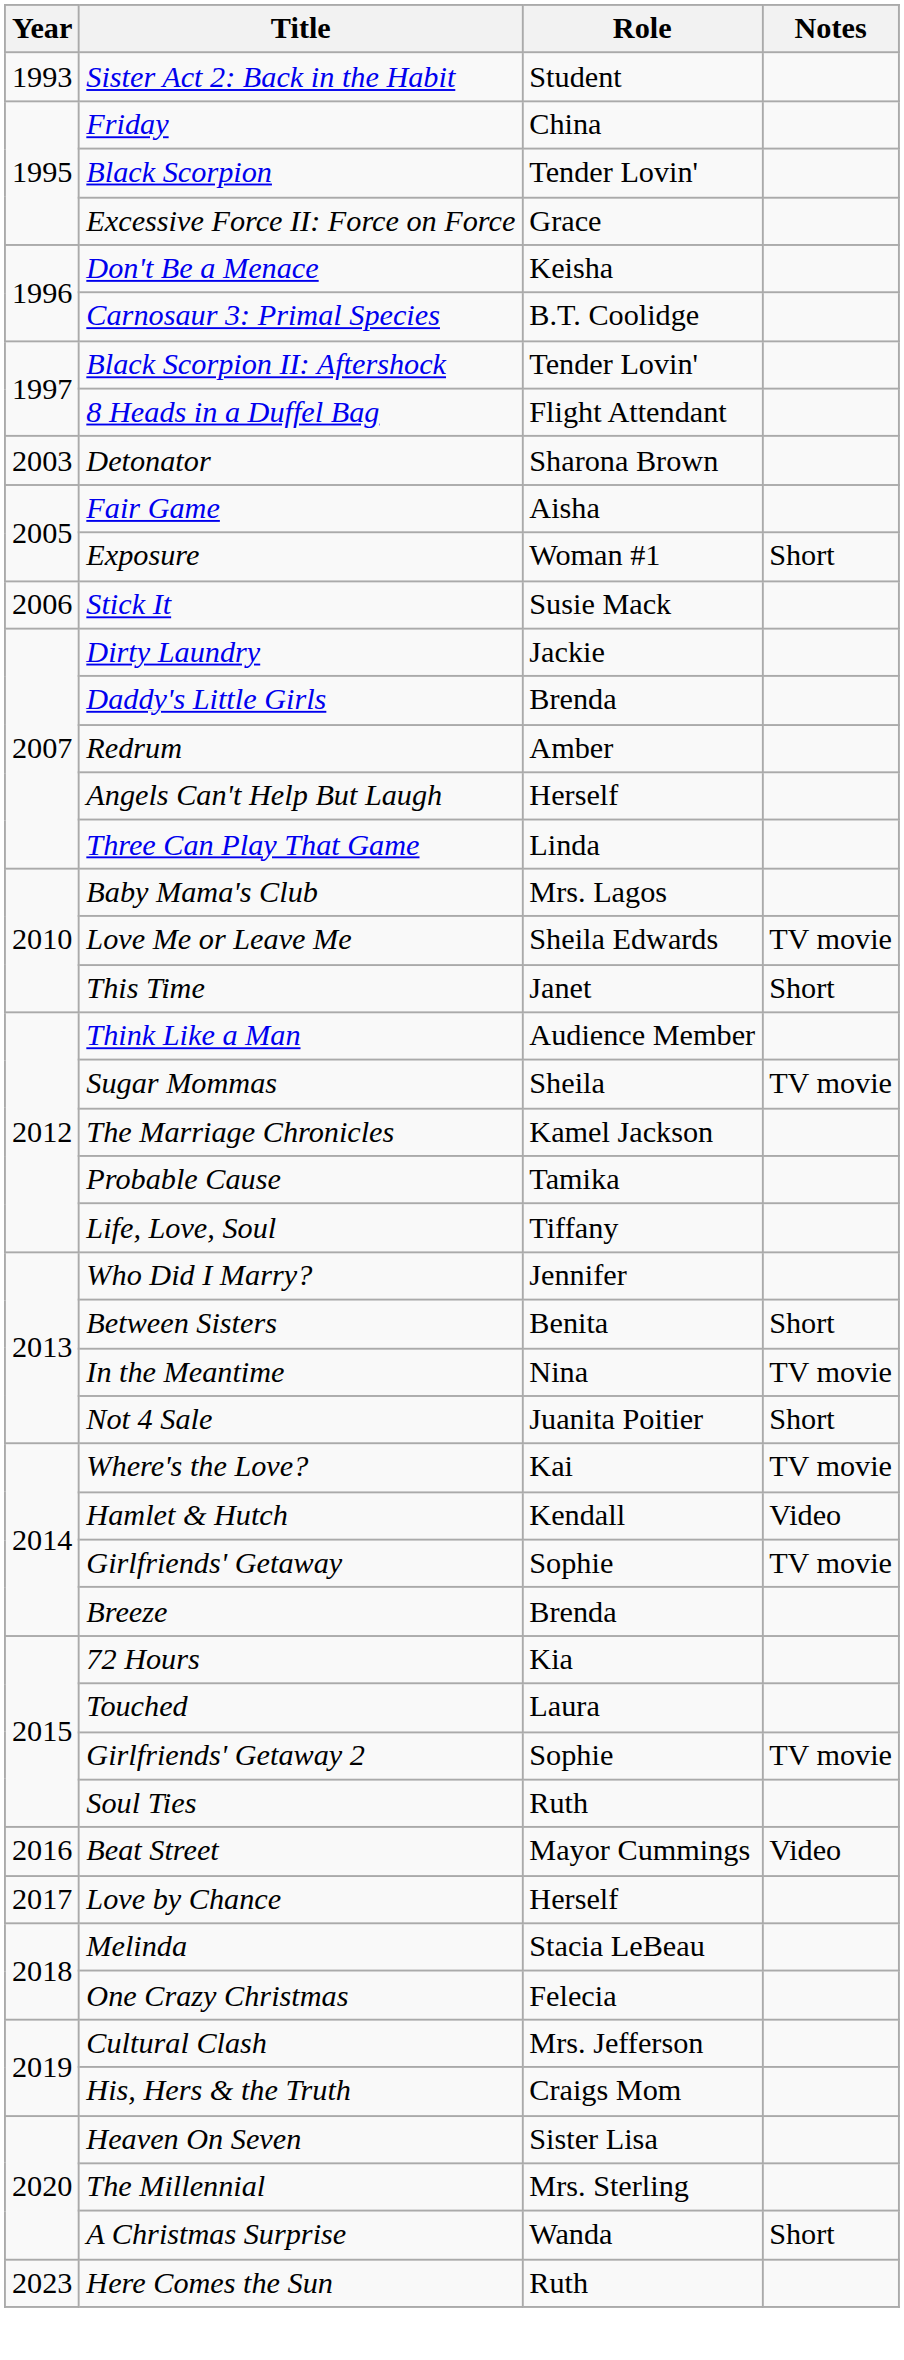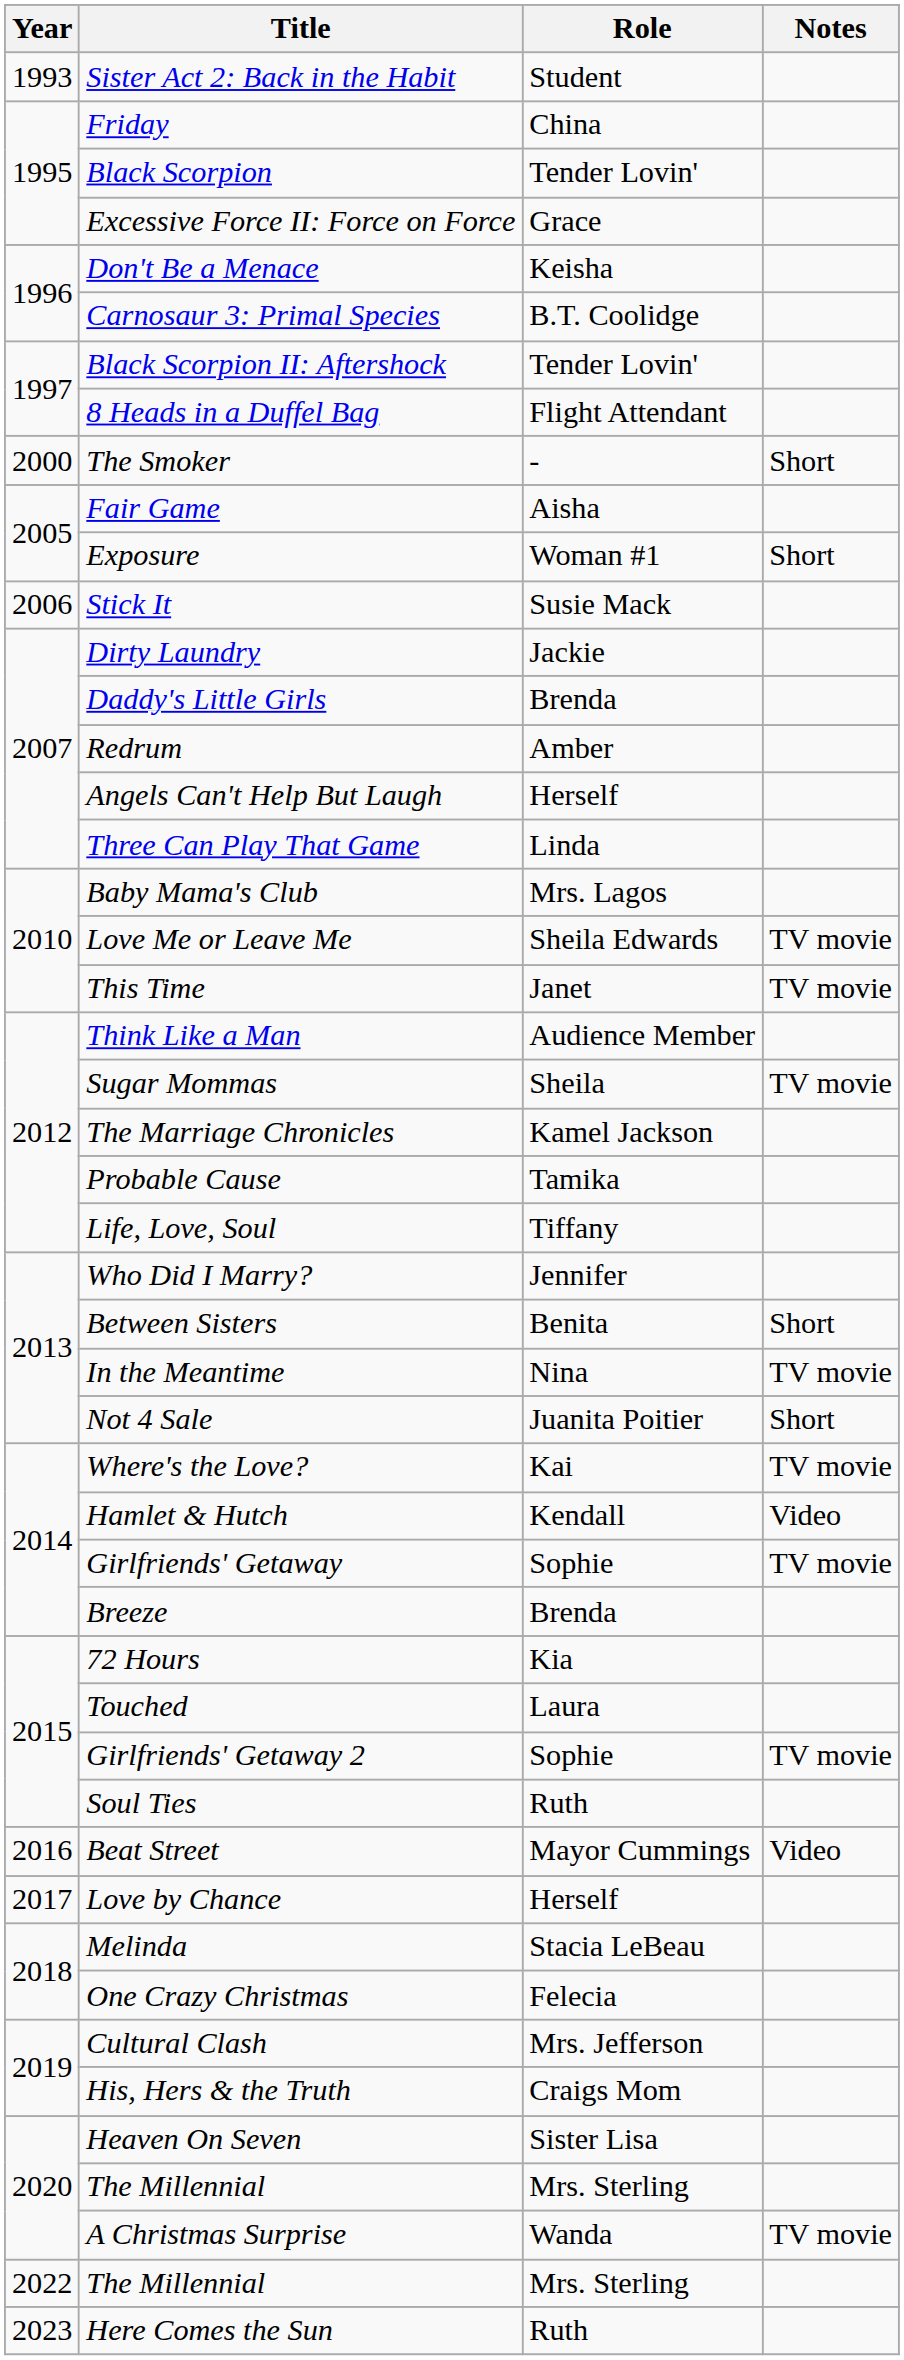+ row: (42, 460)
- row: (42, 460)
(802, 987) Short -> (831, 987) TV movie
(802, 2234) Short -> (831, 2234) TV movie
+ row: (42, 2282)
